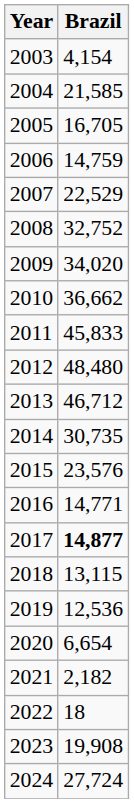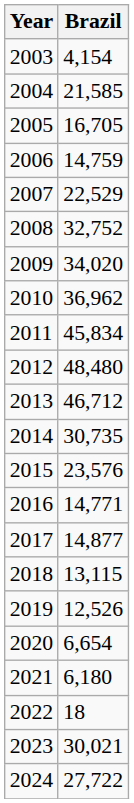(93, 297) 36,662 -> (93, 297) 36,962
(93, 332) 45,833 -> (93, 332) 45,834
(93, 539) bold -> (93, 539) normal
(93, 608) 12,536 -> (93, 608) 12,526
(88, 677) 2,182 -> (88, 677) 6,180
(93, 746) 19,908 -> (93, 746) 30,021
(93, 780) 27,724 -> (93, 780) 27,722
